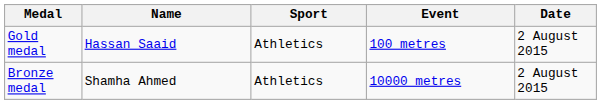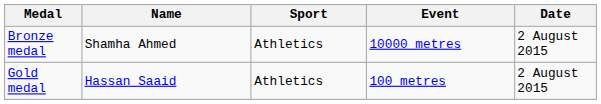rows swapped: (27, 44) <-> (31, 81)
